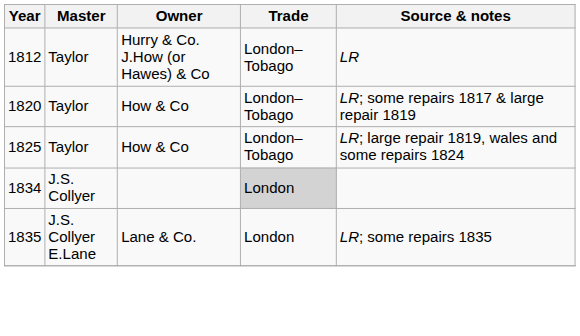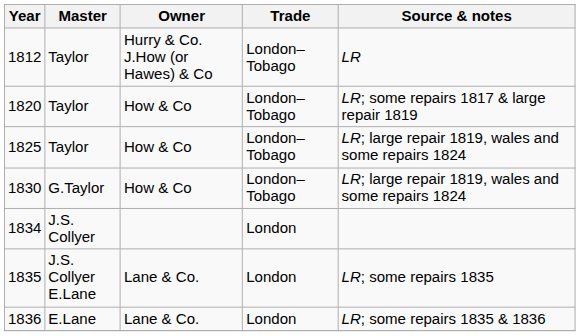+ row: (25, 187)
(269, 187) lightgrey background -> (271, 228) no background
+ row: (25, 318)
